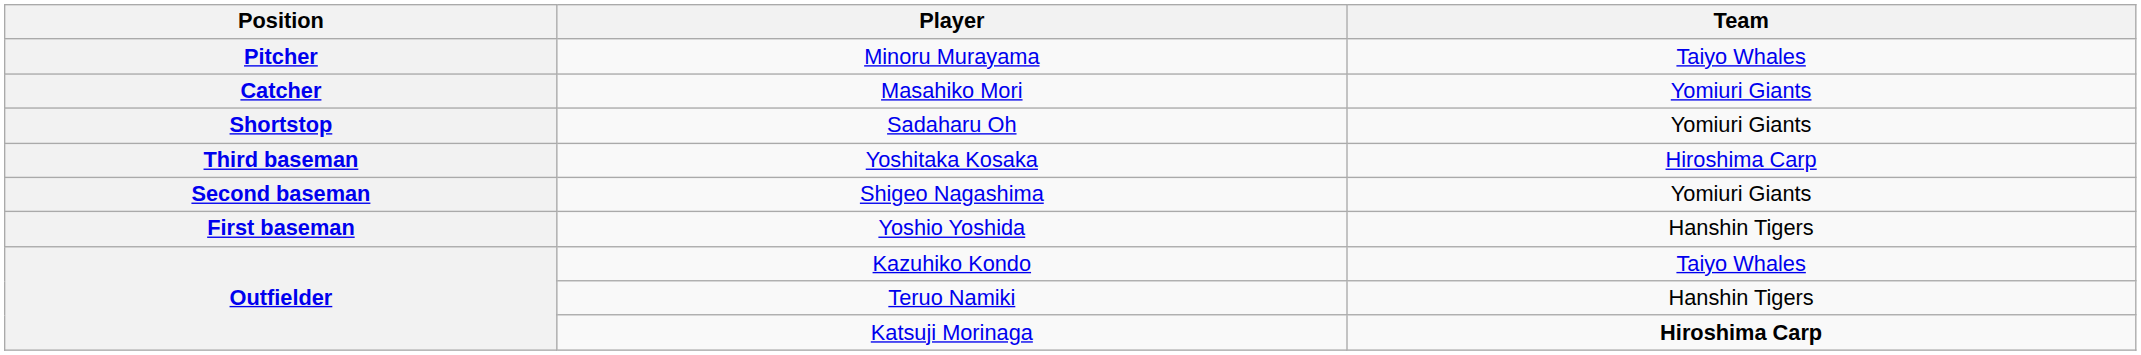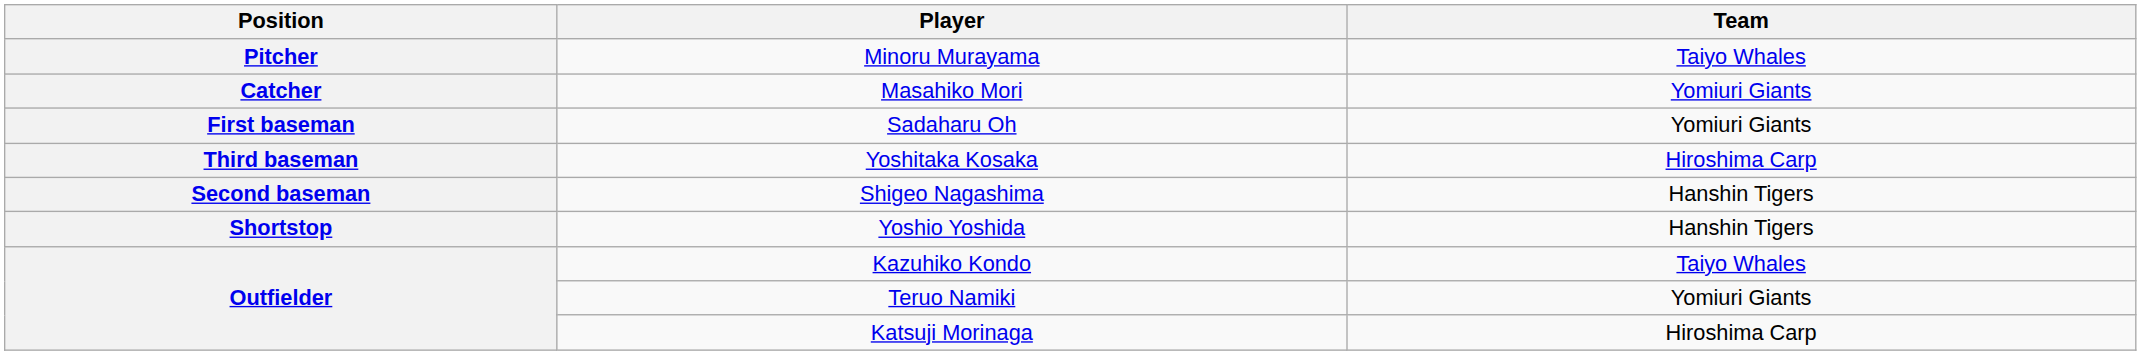(281, 125) Shortstop -> (281, 125) First baseman
(1741, 194) Yomiuri Giants -> (1741, 194) Hanshin Tigers
(281, 228) First baseman -> (281, 228) Shortstop
(1741, 297) Hanshin Tigers -> (1741, 297) Yomiuri Giants
(1741, 332) bold -> (1741, 332) normal
